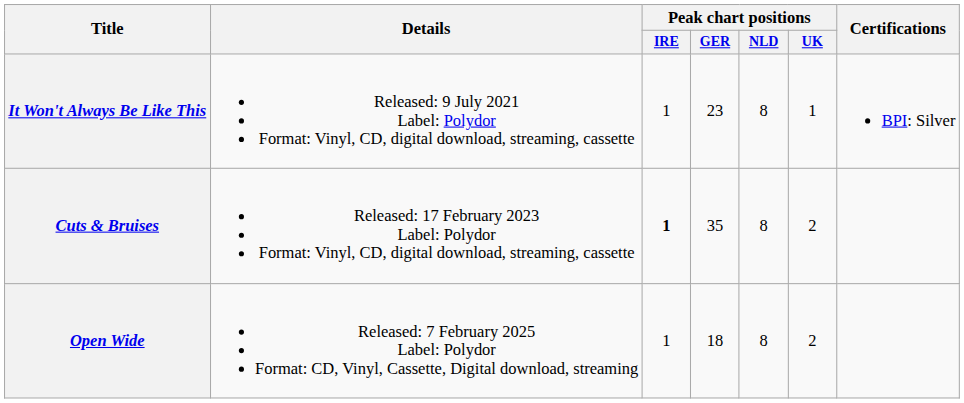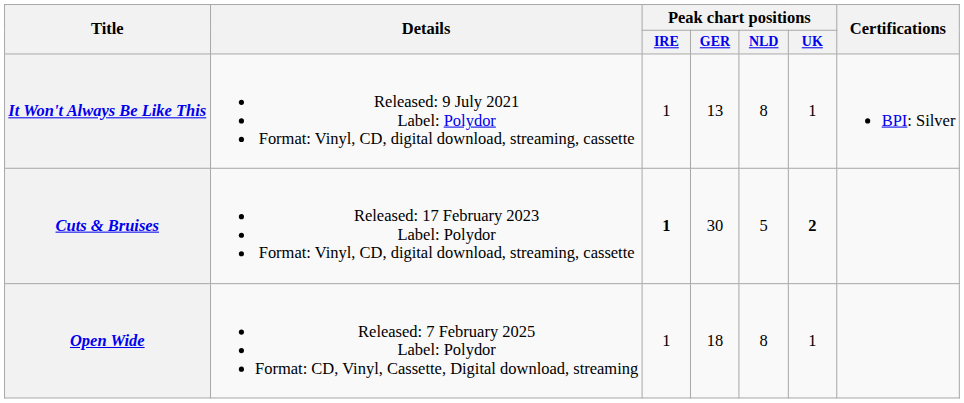(715, 111) 23 -> (715, 111) 13
(715, 225) 35 -> (715, 225) 30
(764, 225) 8 -> (764, 225) 5
(812, 225) normal -> (812, 225) bold
(812, 340) 2 -> (812, 340) 1
